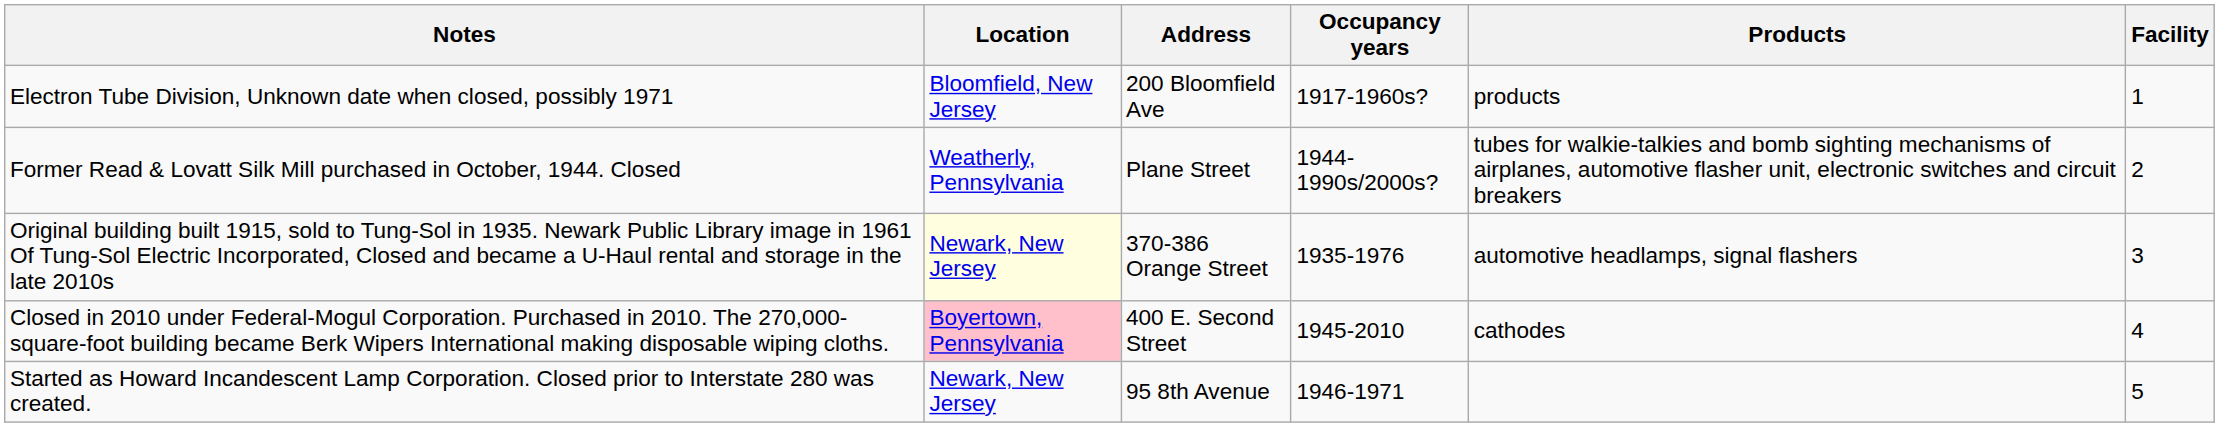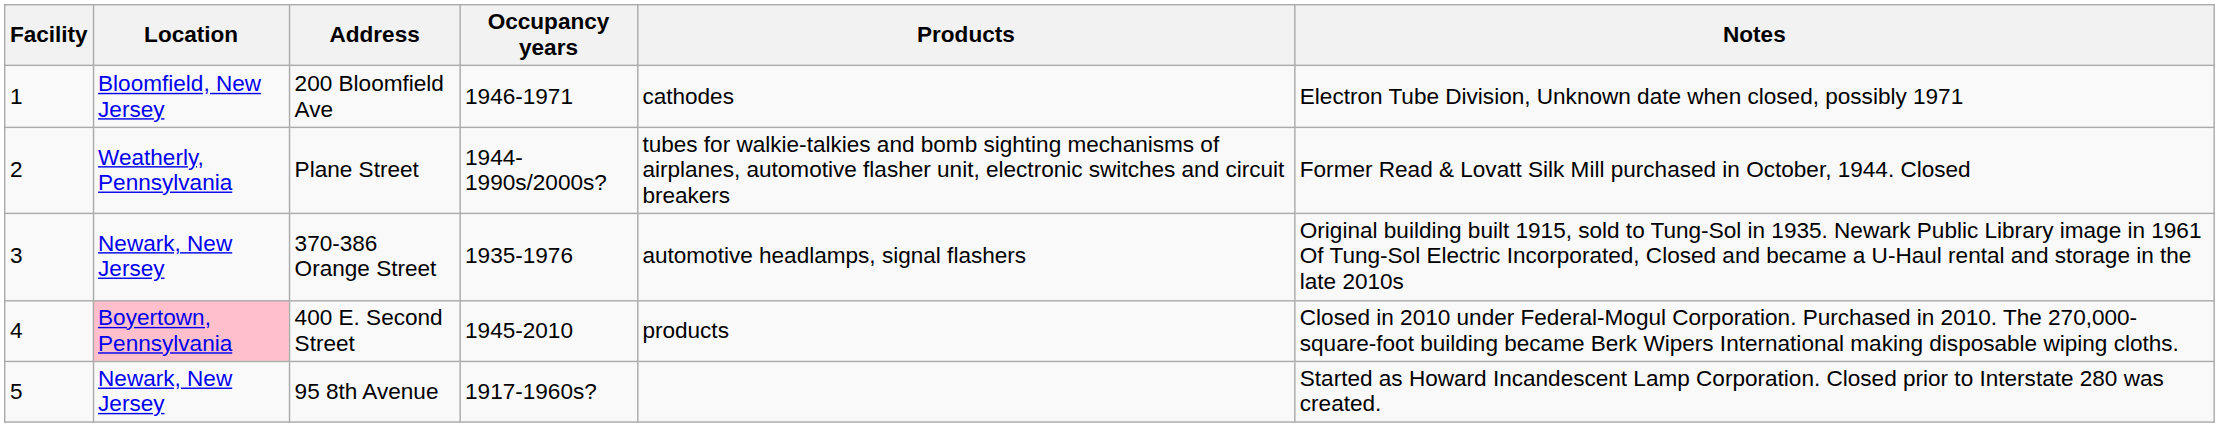columns swapped: (2170, 35) <-> (464, 35)
(1362, 96) 1917-1960s? -> (519, 96) 1946-1971
(1517, 96) products -> (688, 96) cathodes
(996, 256) lightyellow background -> (165, 256) no background
(1520, 330) cathodes -> (686, 330) products
(1350, 391) 1946-1971 -> (531, 391) 1917-1960s?
